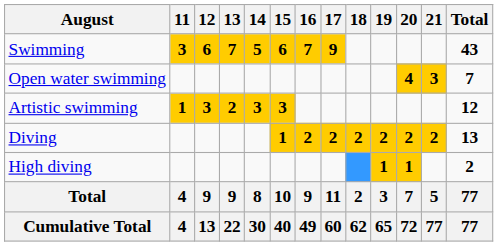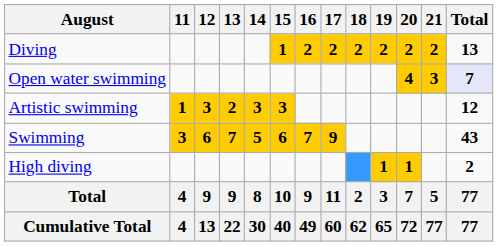rows swapped: (46, 48) <-> (33, 137)
(470, 78) no background -> (470, 78) lavender background
